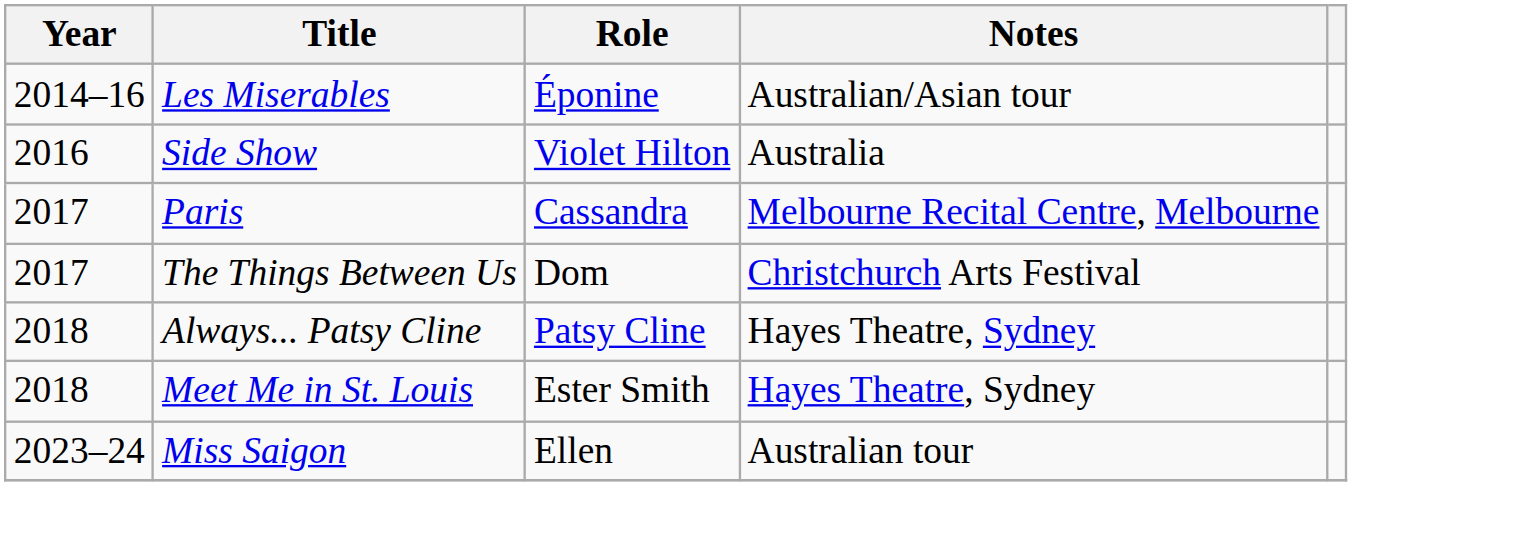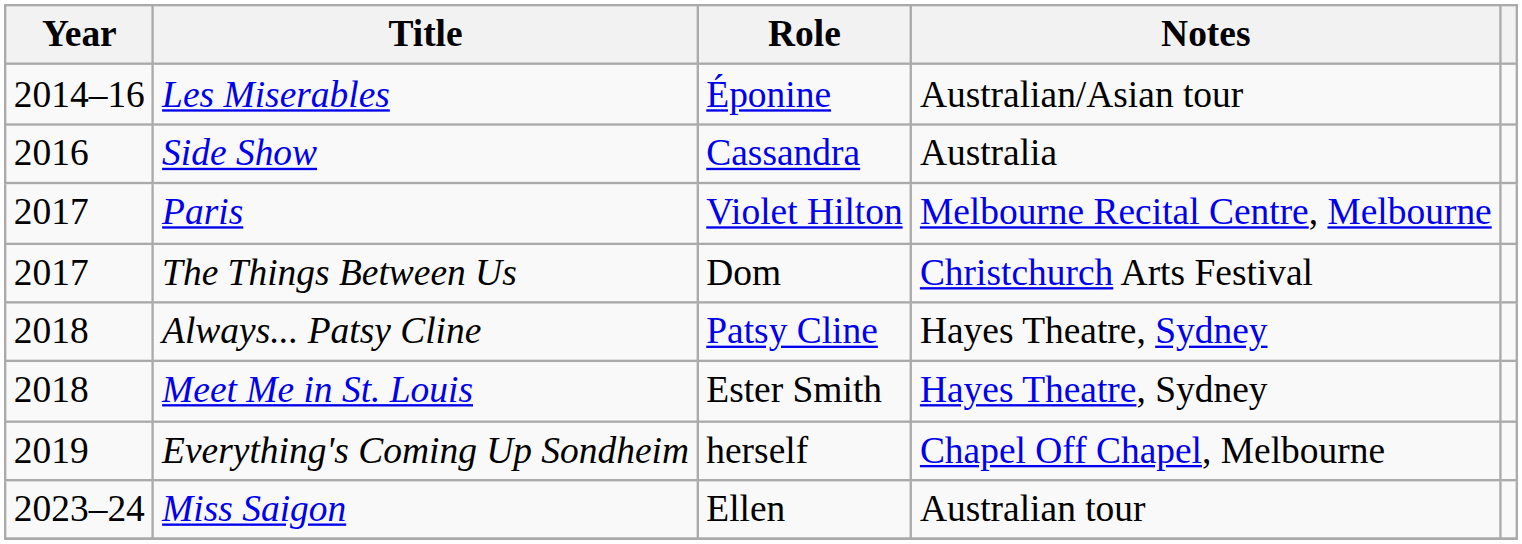(632, 152) Violet Hilton -> (783, 152) Cassandra
(611, 212) Cassandra -> (804, 212) Violet Hilton
+ row: (426, 449)
